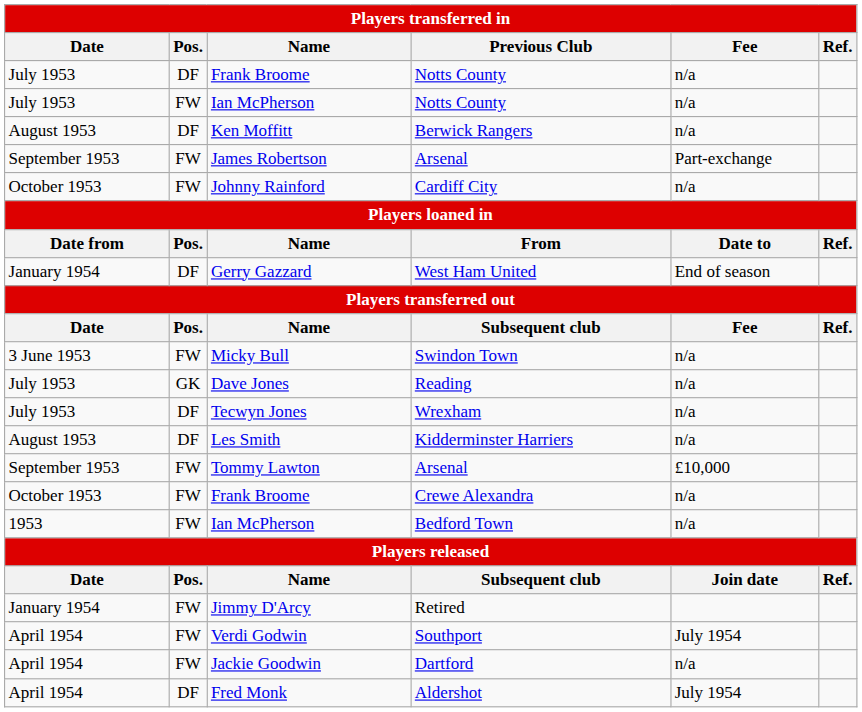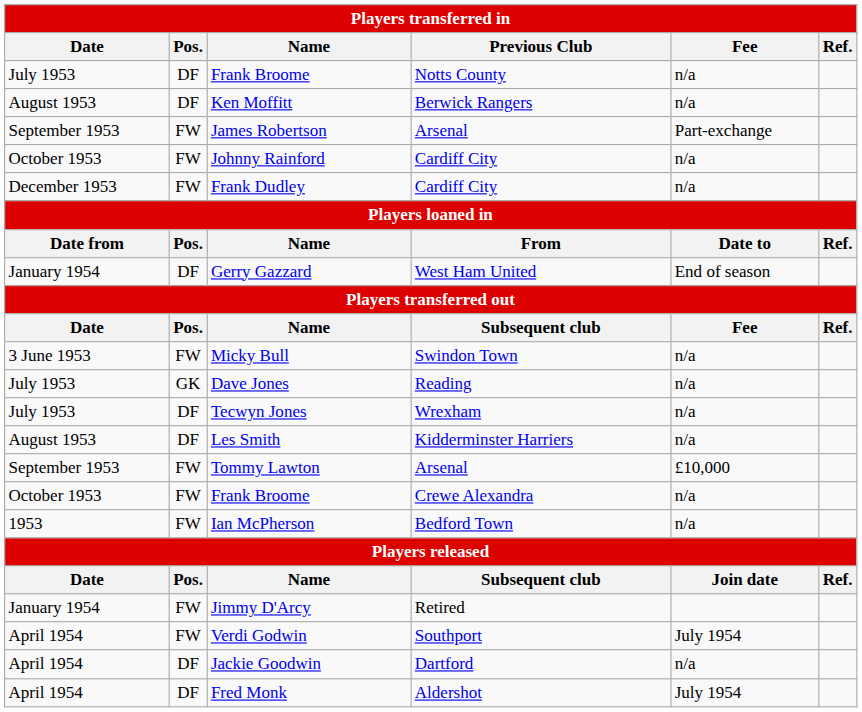- row: (263, 102)
+ row: (258, 187)
(188, 664) FW -> (188, 664) DF
